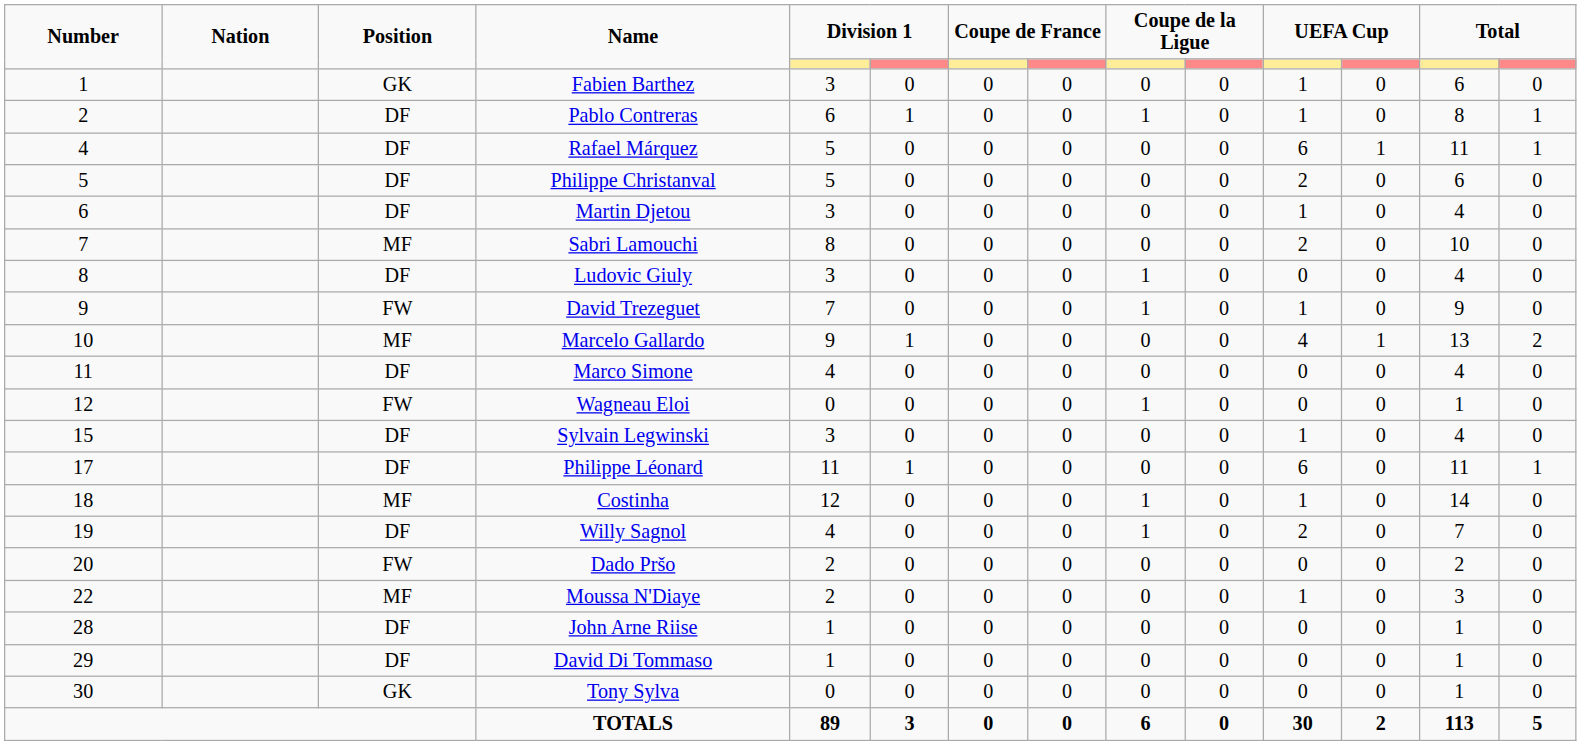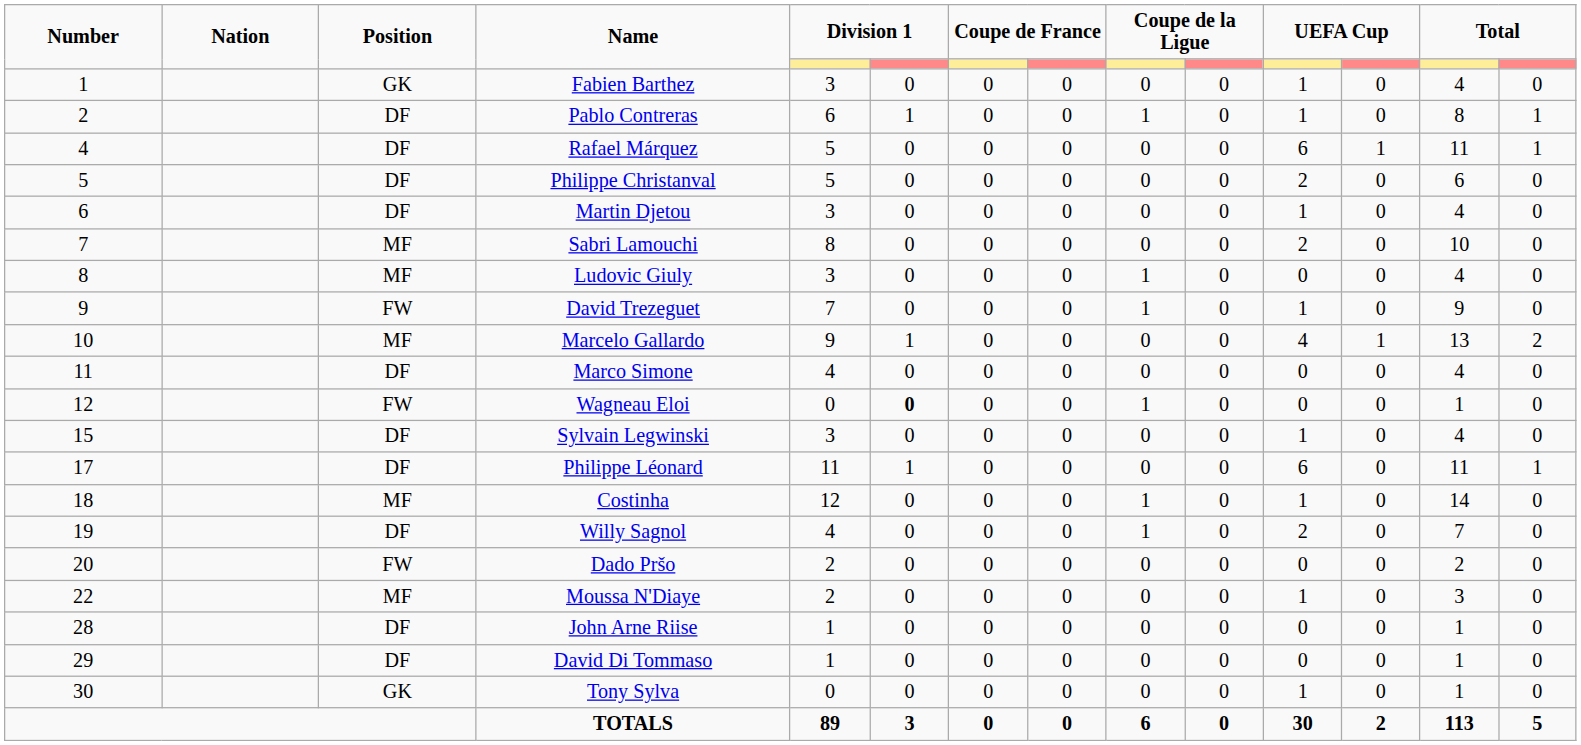(1459, 84) 6 -> (1459, 84) 4
(397, 276) DF -> (397, 276) MF
(909, 404) normal -> (909, 404) bold
(1303, 691) 0 -> (1303, 691) 1
